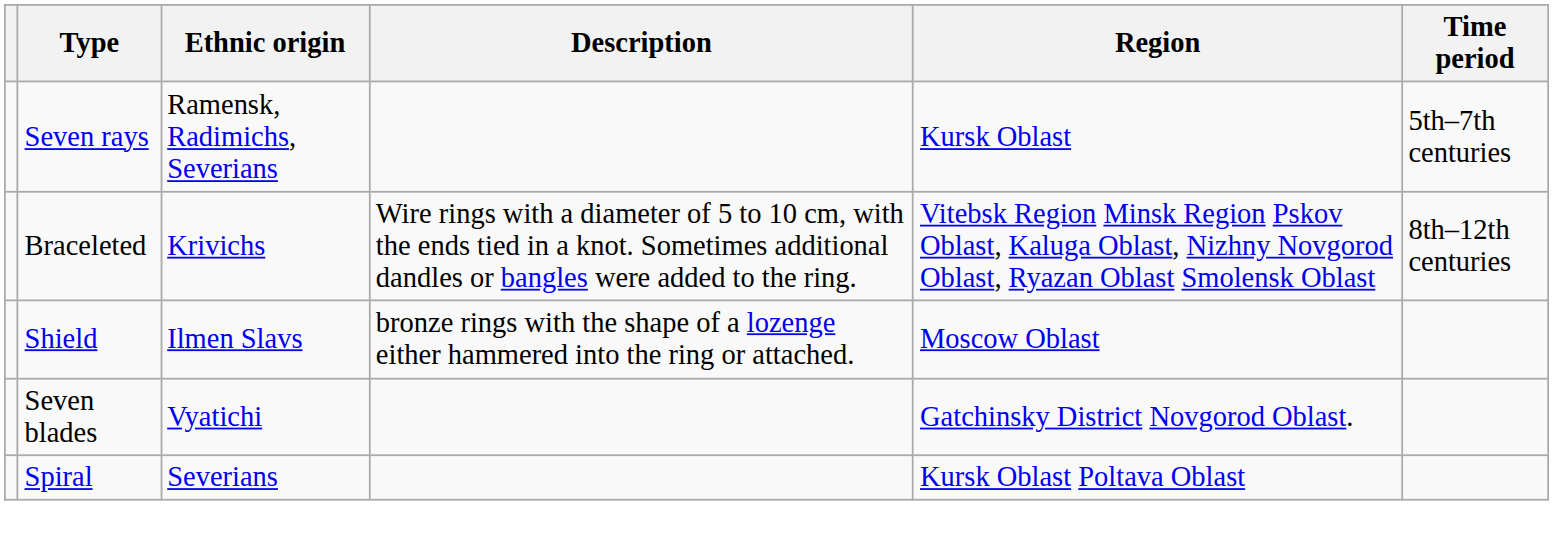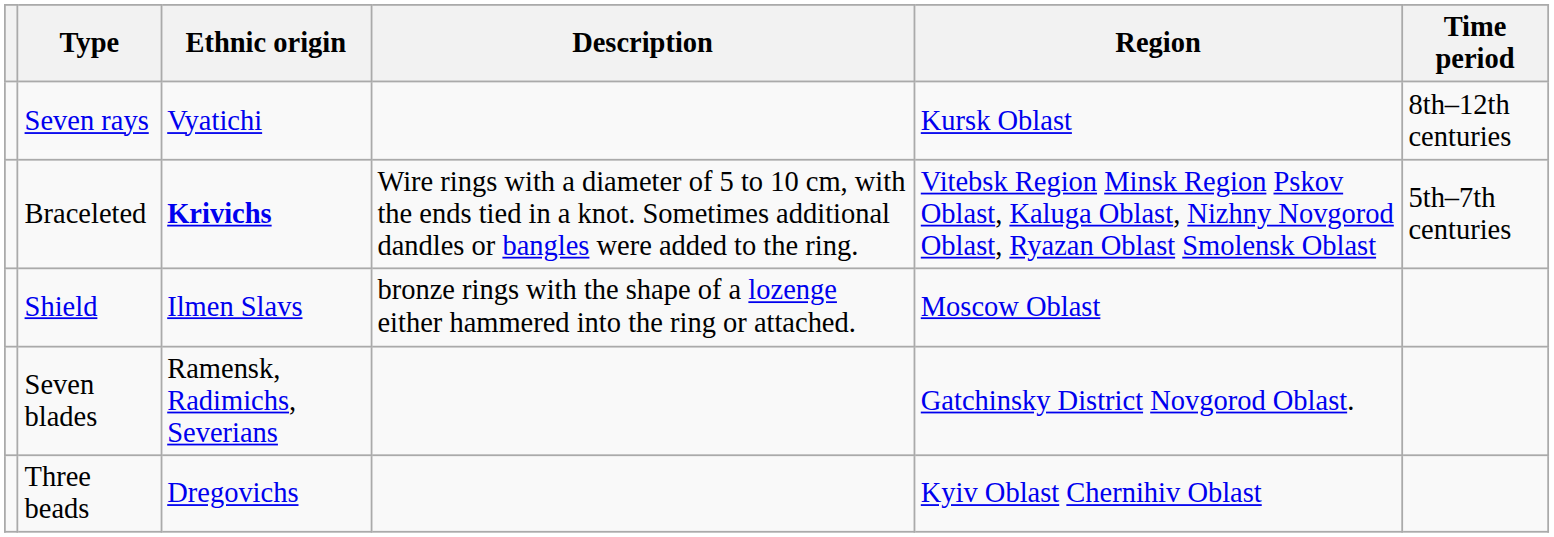(232, 136) Ramensk, Radimichs, Severians -> (215, 120) Vyatichi
(1460, 136) 5th–7th centuries -> (1460, 120) 8th–12th centuries
(216, 245) normal -> (219, 213) bold
(1460, 245) 8th–12th centuries -> (1460, 213) 5th–7th centuries
(215, 416) Vyatichi -> (232, 399) Ramensk, Radimichs, Severians
- row: (59, 477)
+ row: (58, 493)
